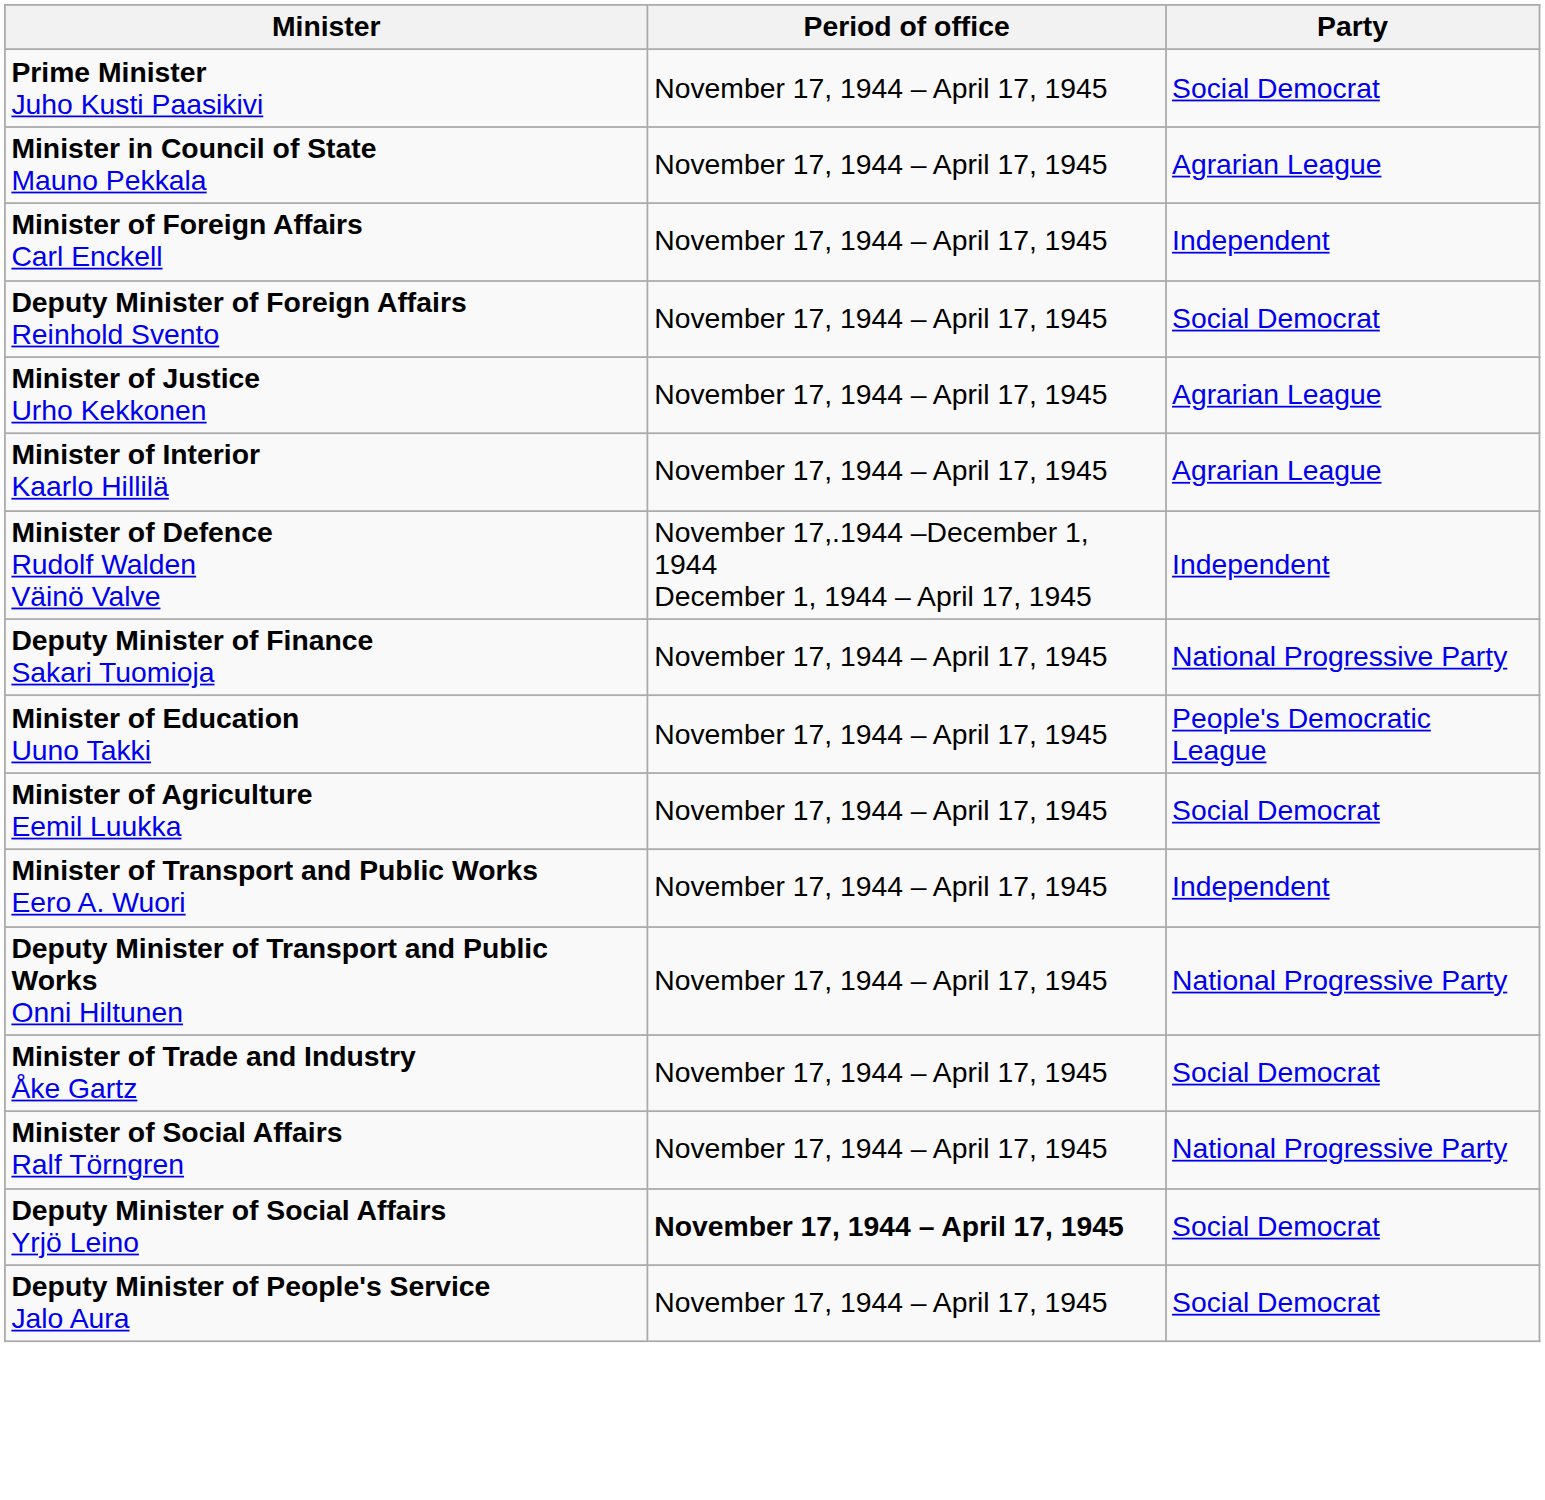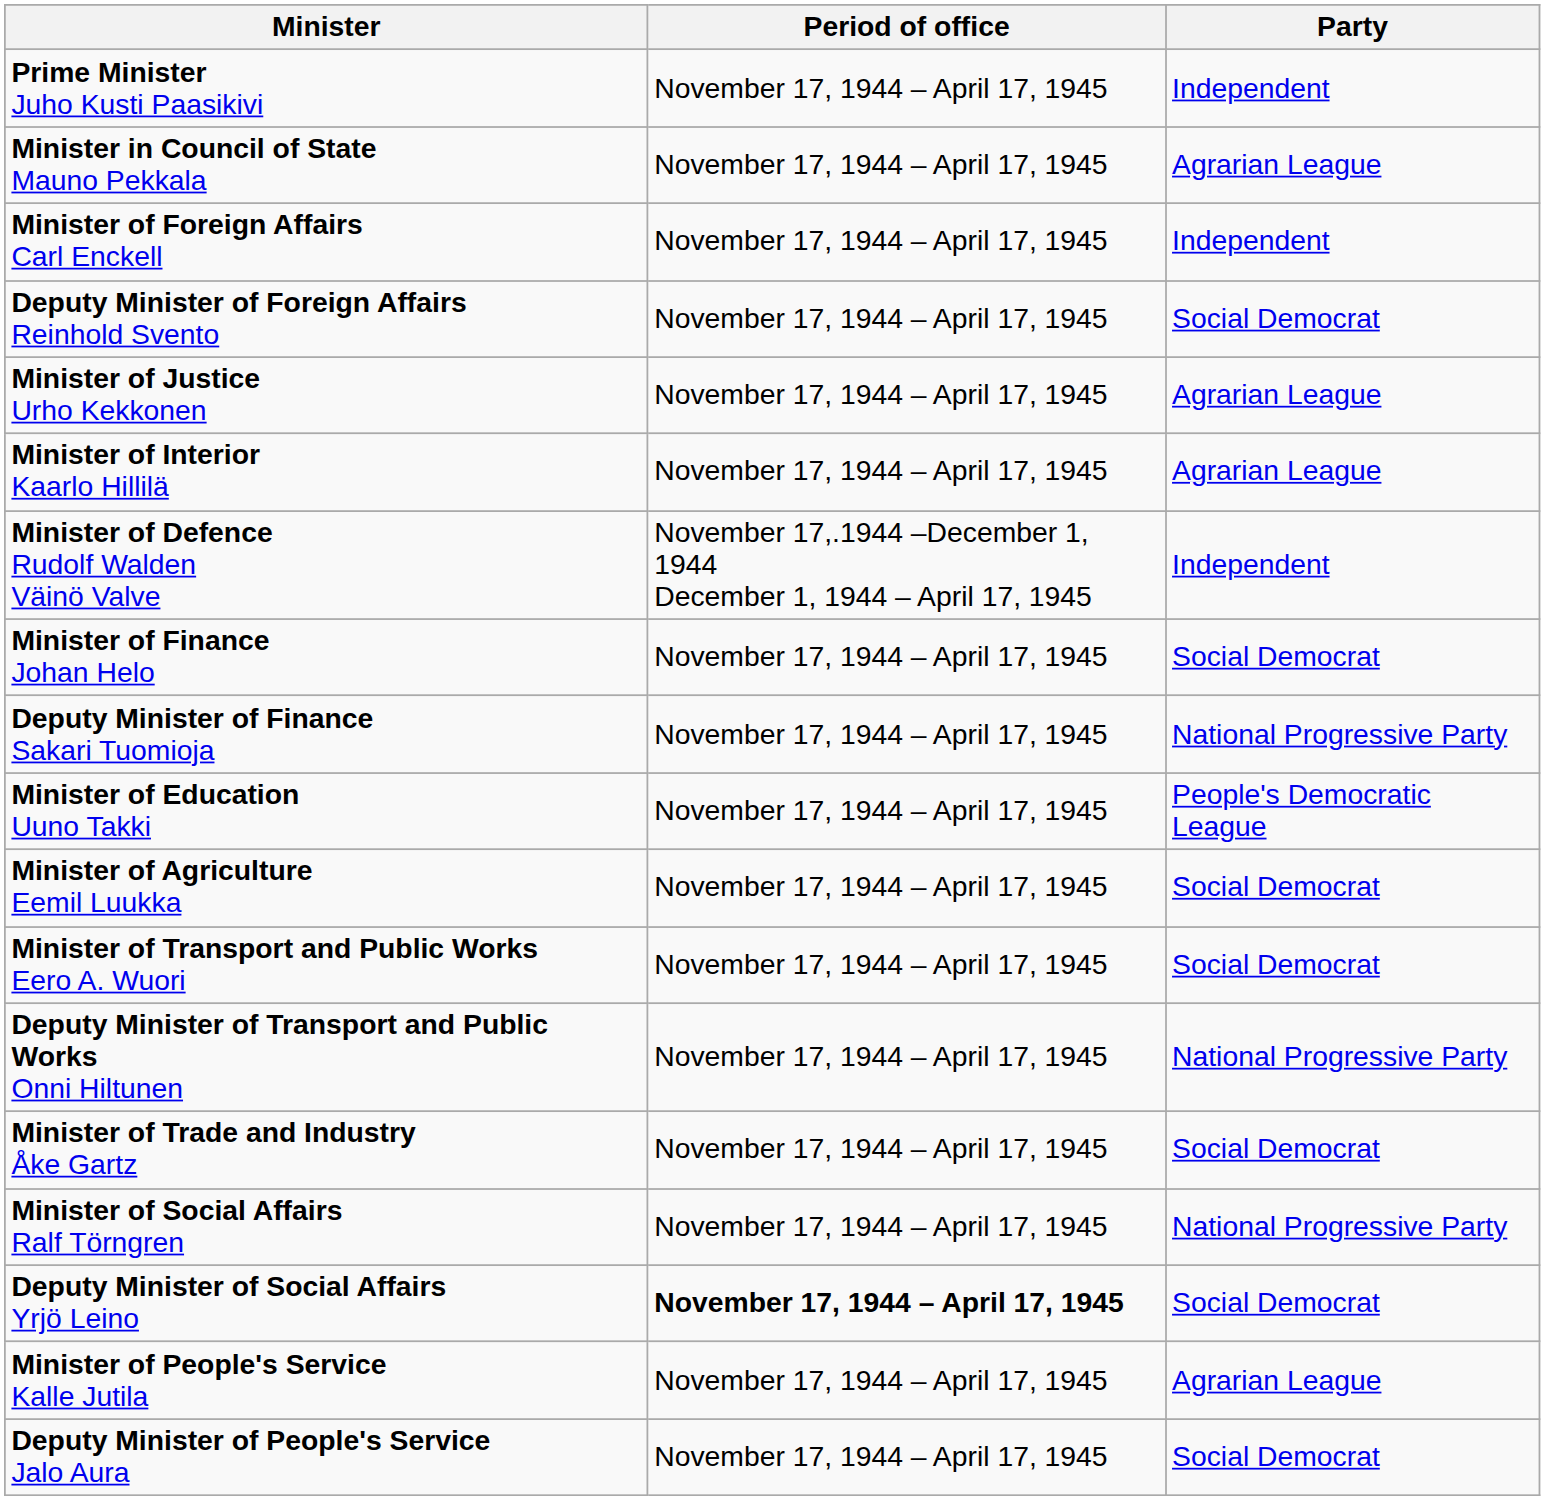(1276, 87) Social Democrat -> (1251, 87) Independent
+ row: (140, 657)
(1251, 887) Independent -> (1276, 964) Social Democrat
+ row: (199, 1379)
